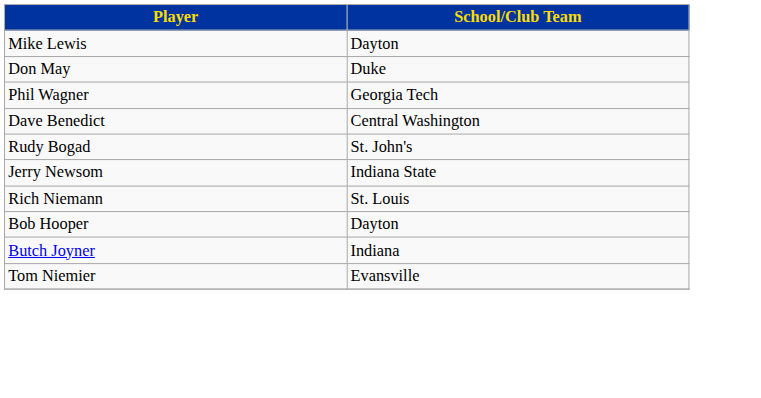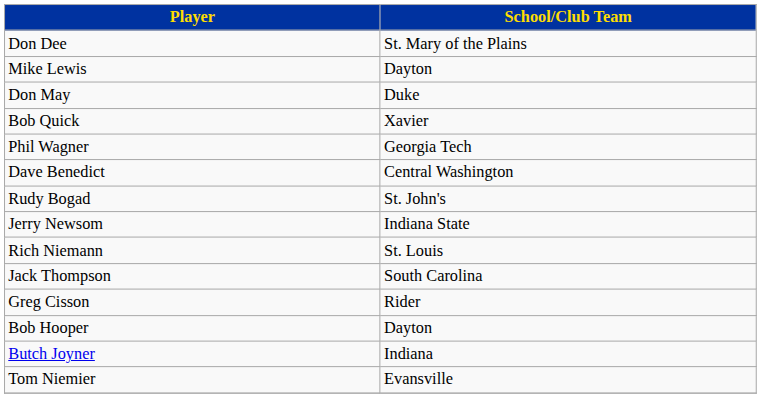+ row: (38, 43)
+ row: (44, 120)
+ row: (60, 276)
+ row: (49, 302)
